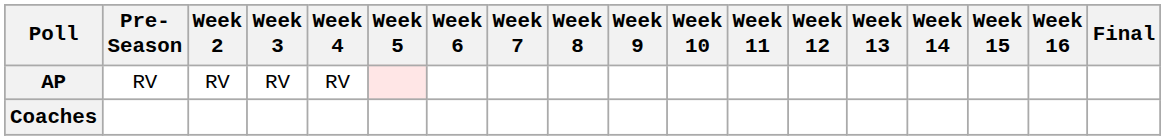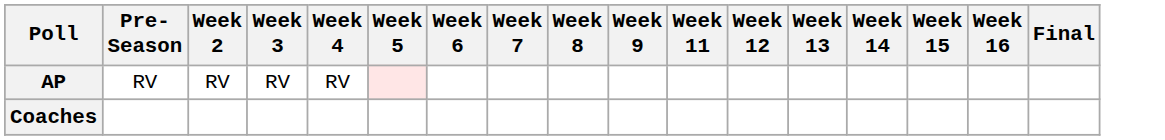- column: (698, 35)
